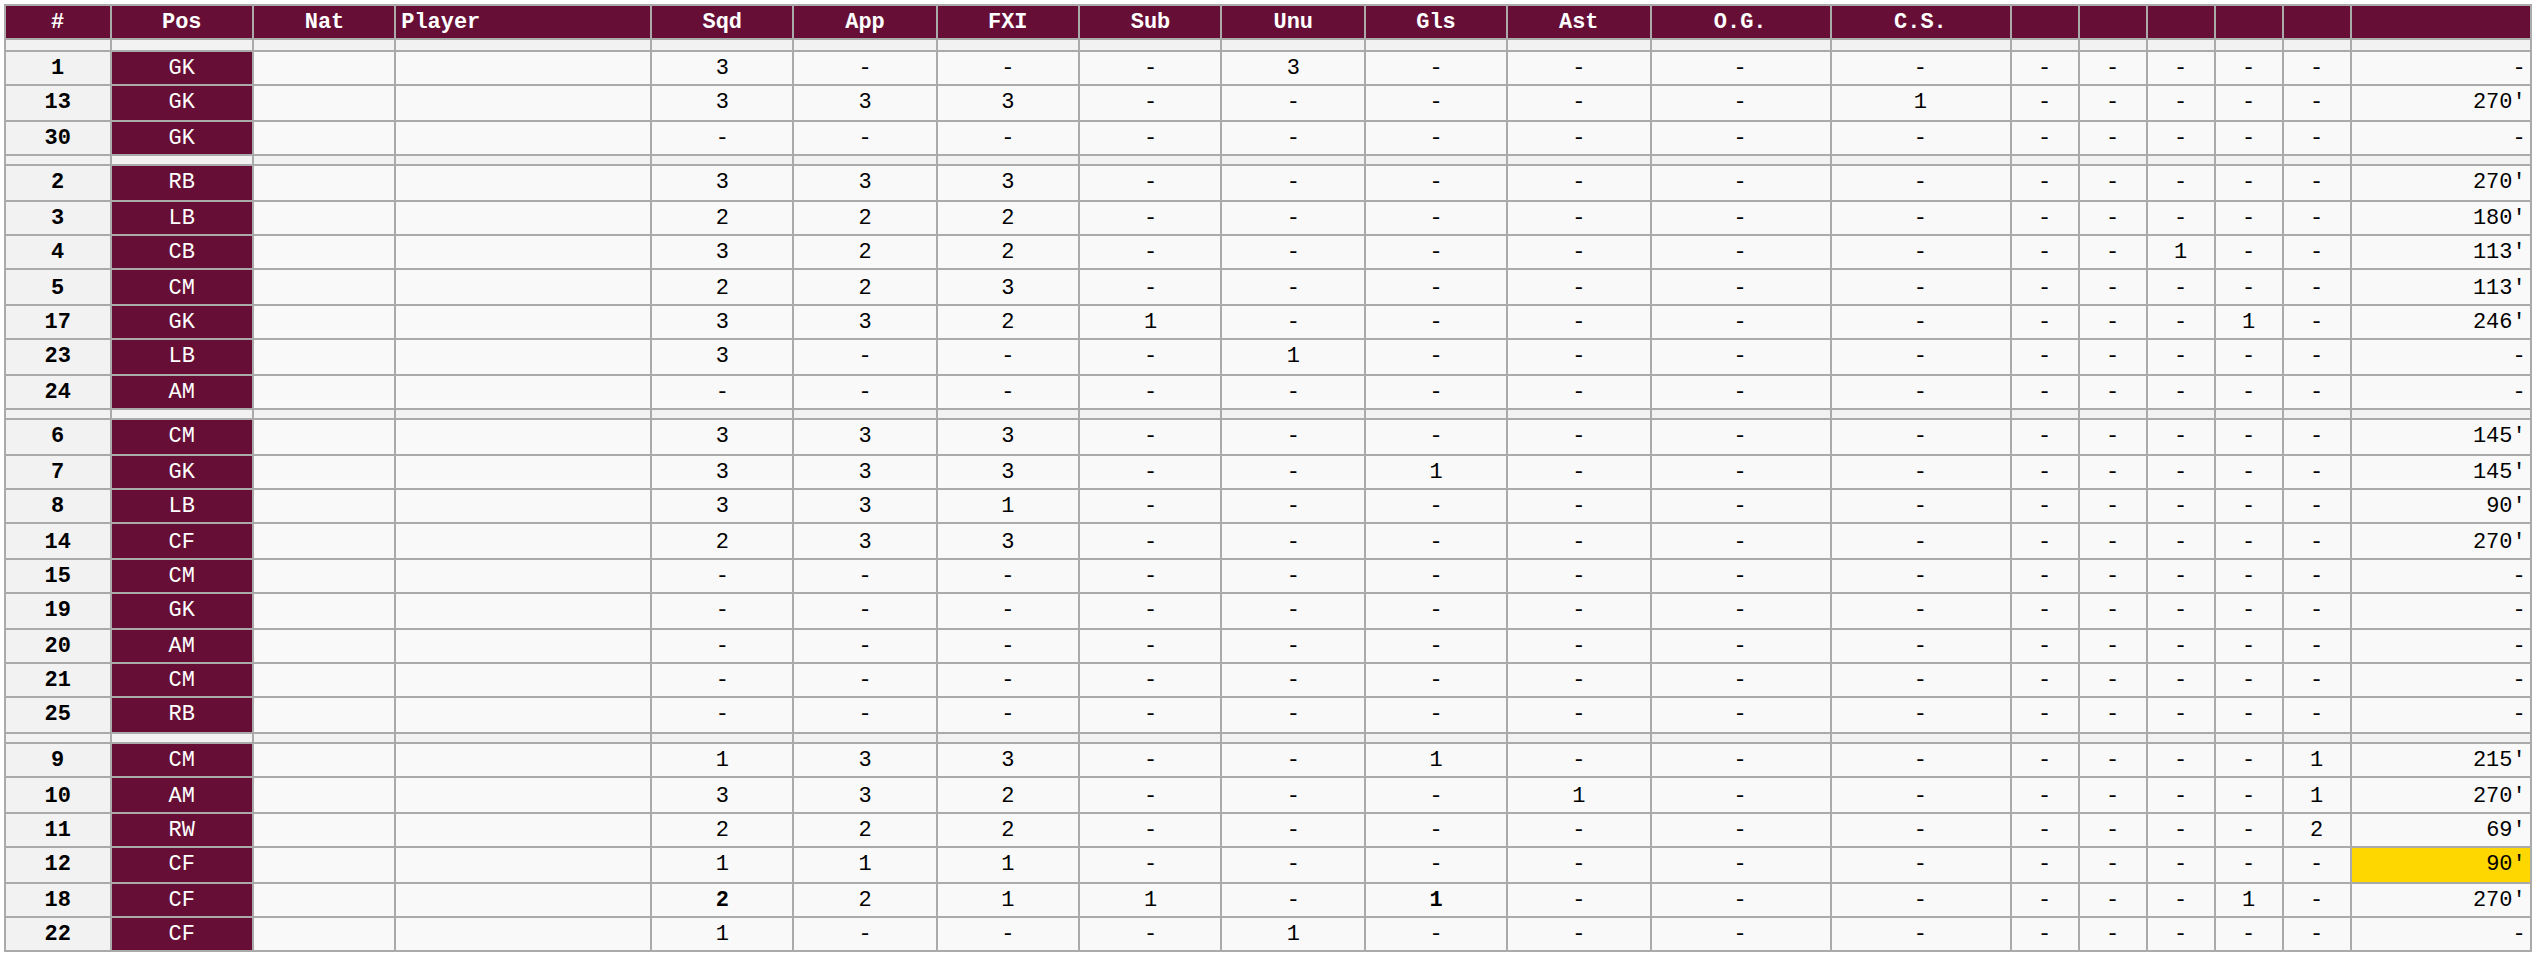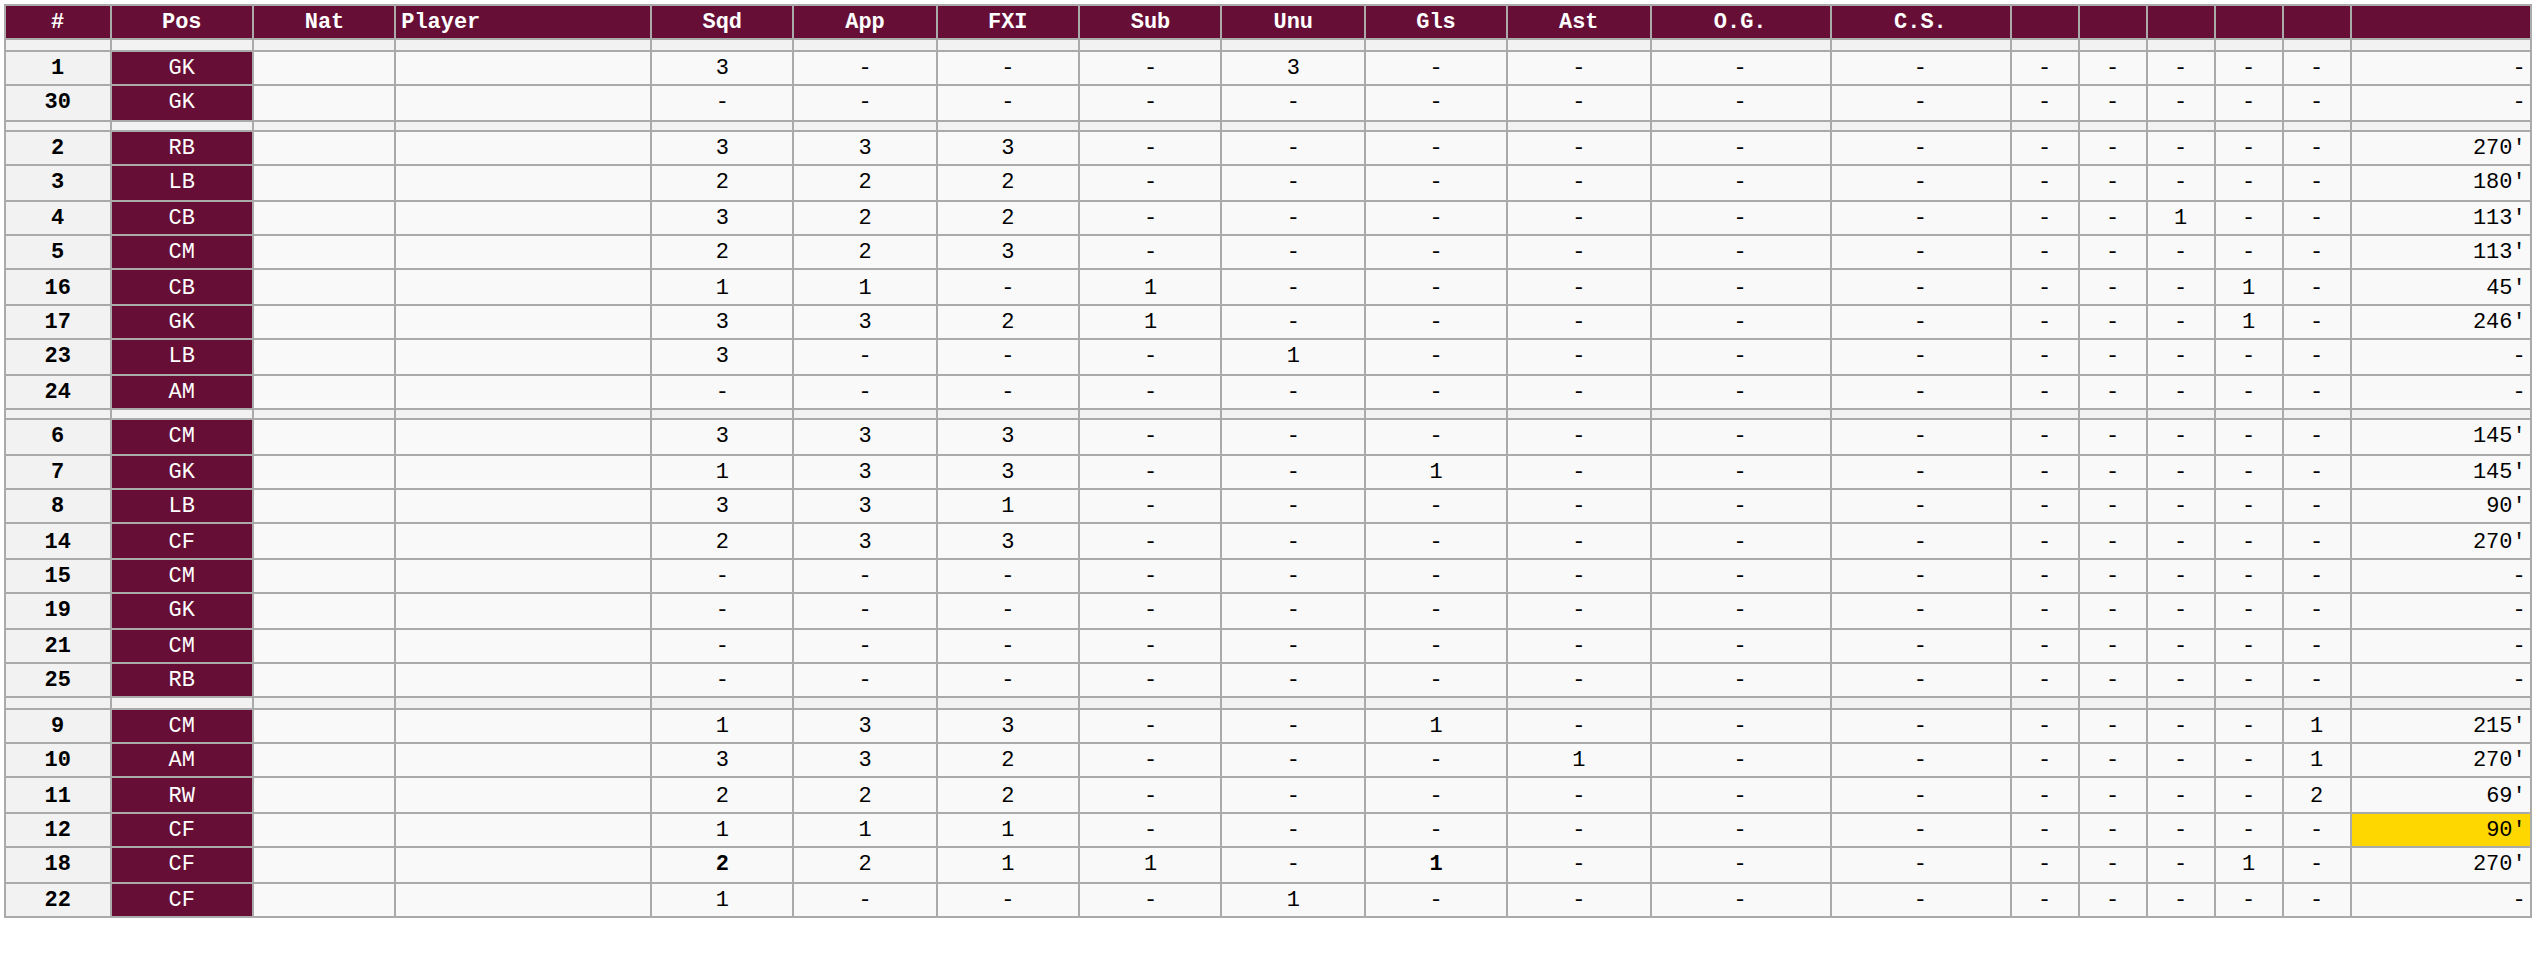- row: (58, 103)
+ row: (58, 287)
(722, 472) 3 -> (722, 472) 1
- row: (58, 645)
